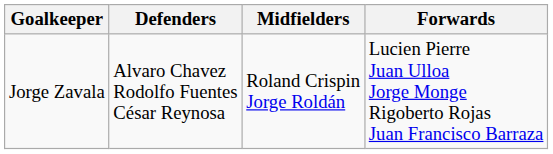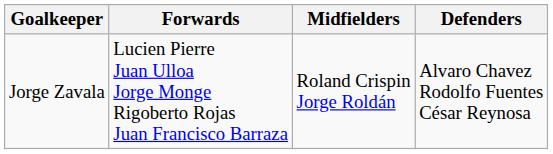columns swapped: (175, 19) <-> (456, 19)
